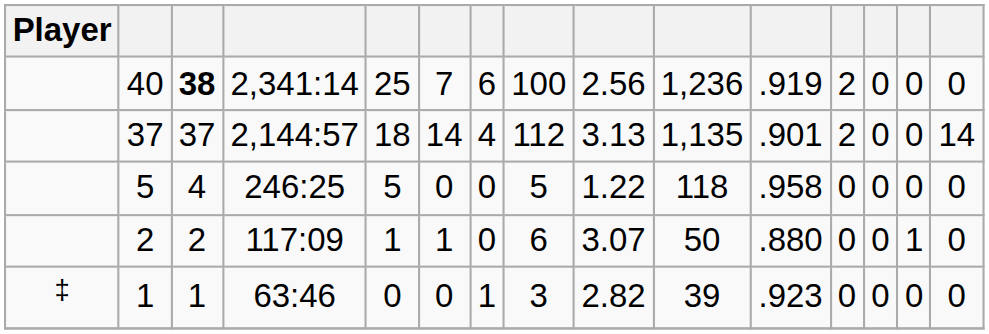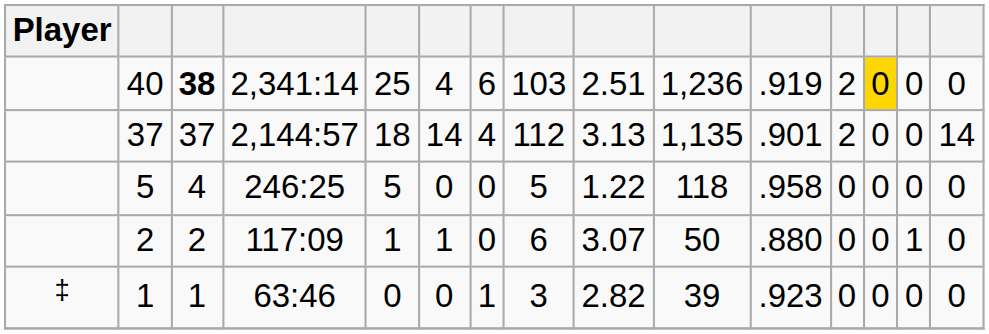(444, 82) 7 -> (444, 82) 4
(539, 82) 100 -> (539, 82) 103
(614, 82) 2.56 -> (614, 82) 2.51
(881, 82) no background -> (881, 82) gold background
